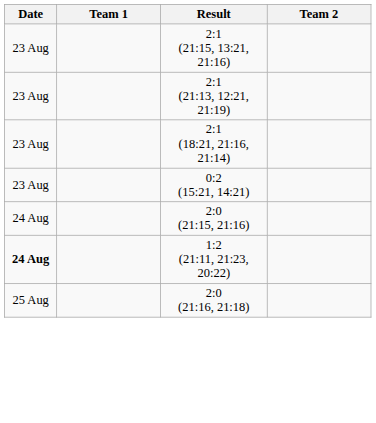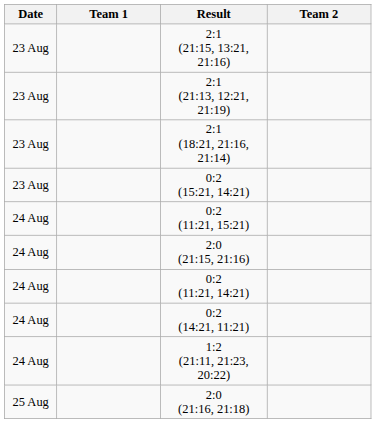+ row: (214, 218)
+ row: (214, 286)
+ row: (214, 320)
(31, 259) bold -> (31, 361) normal
